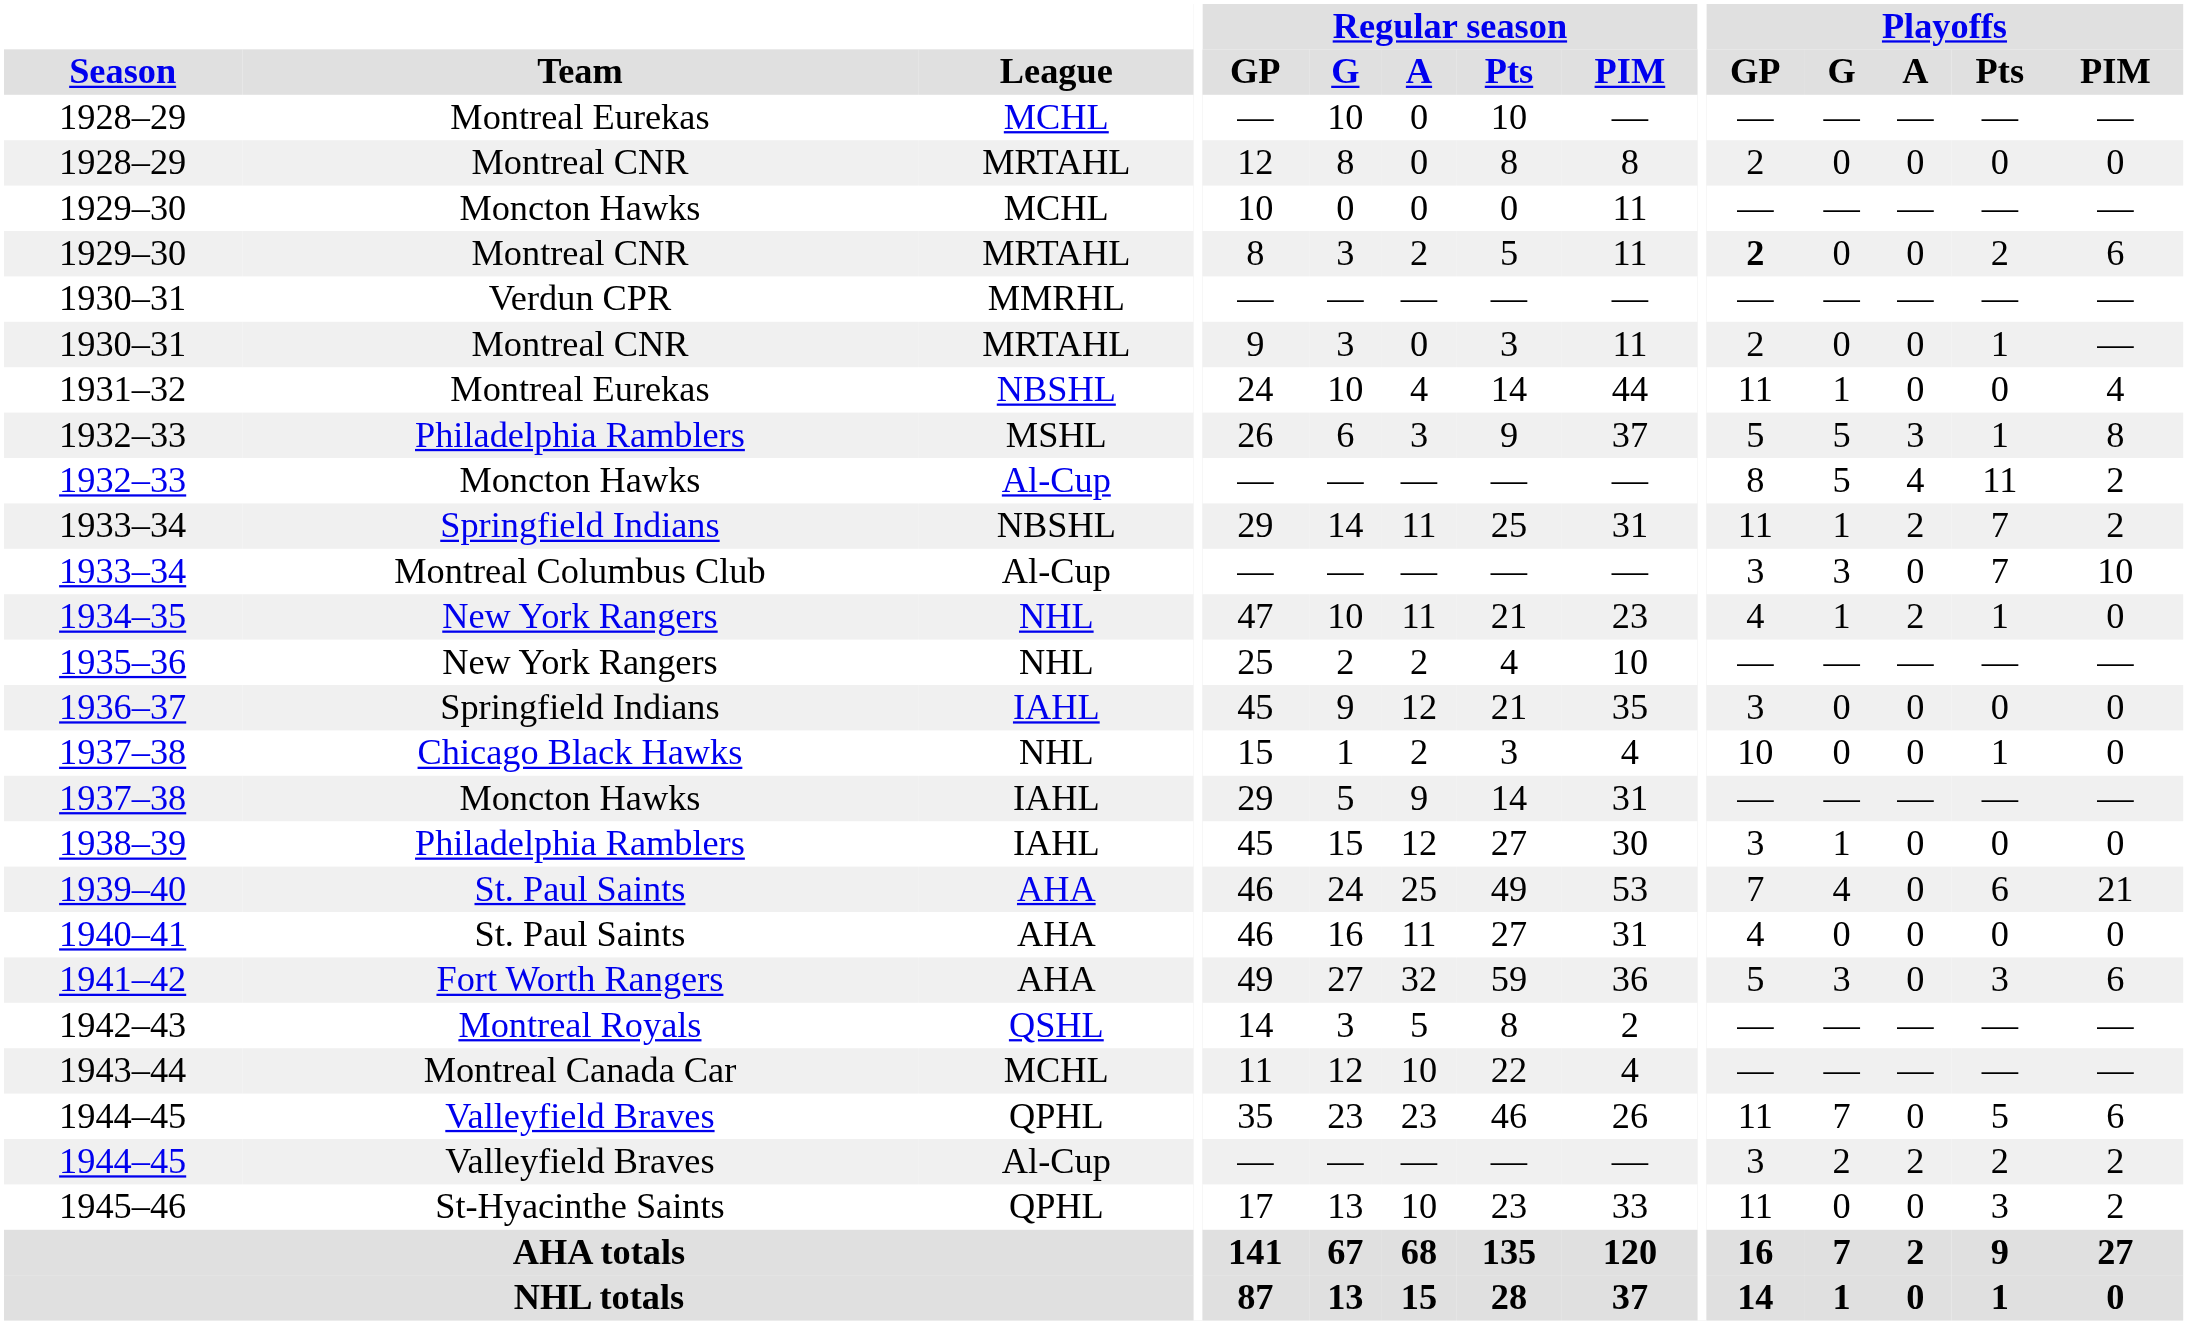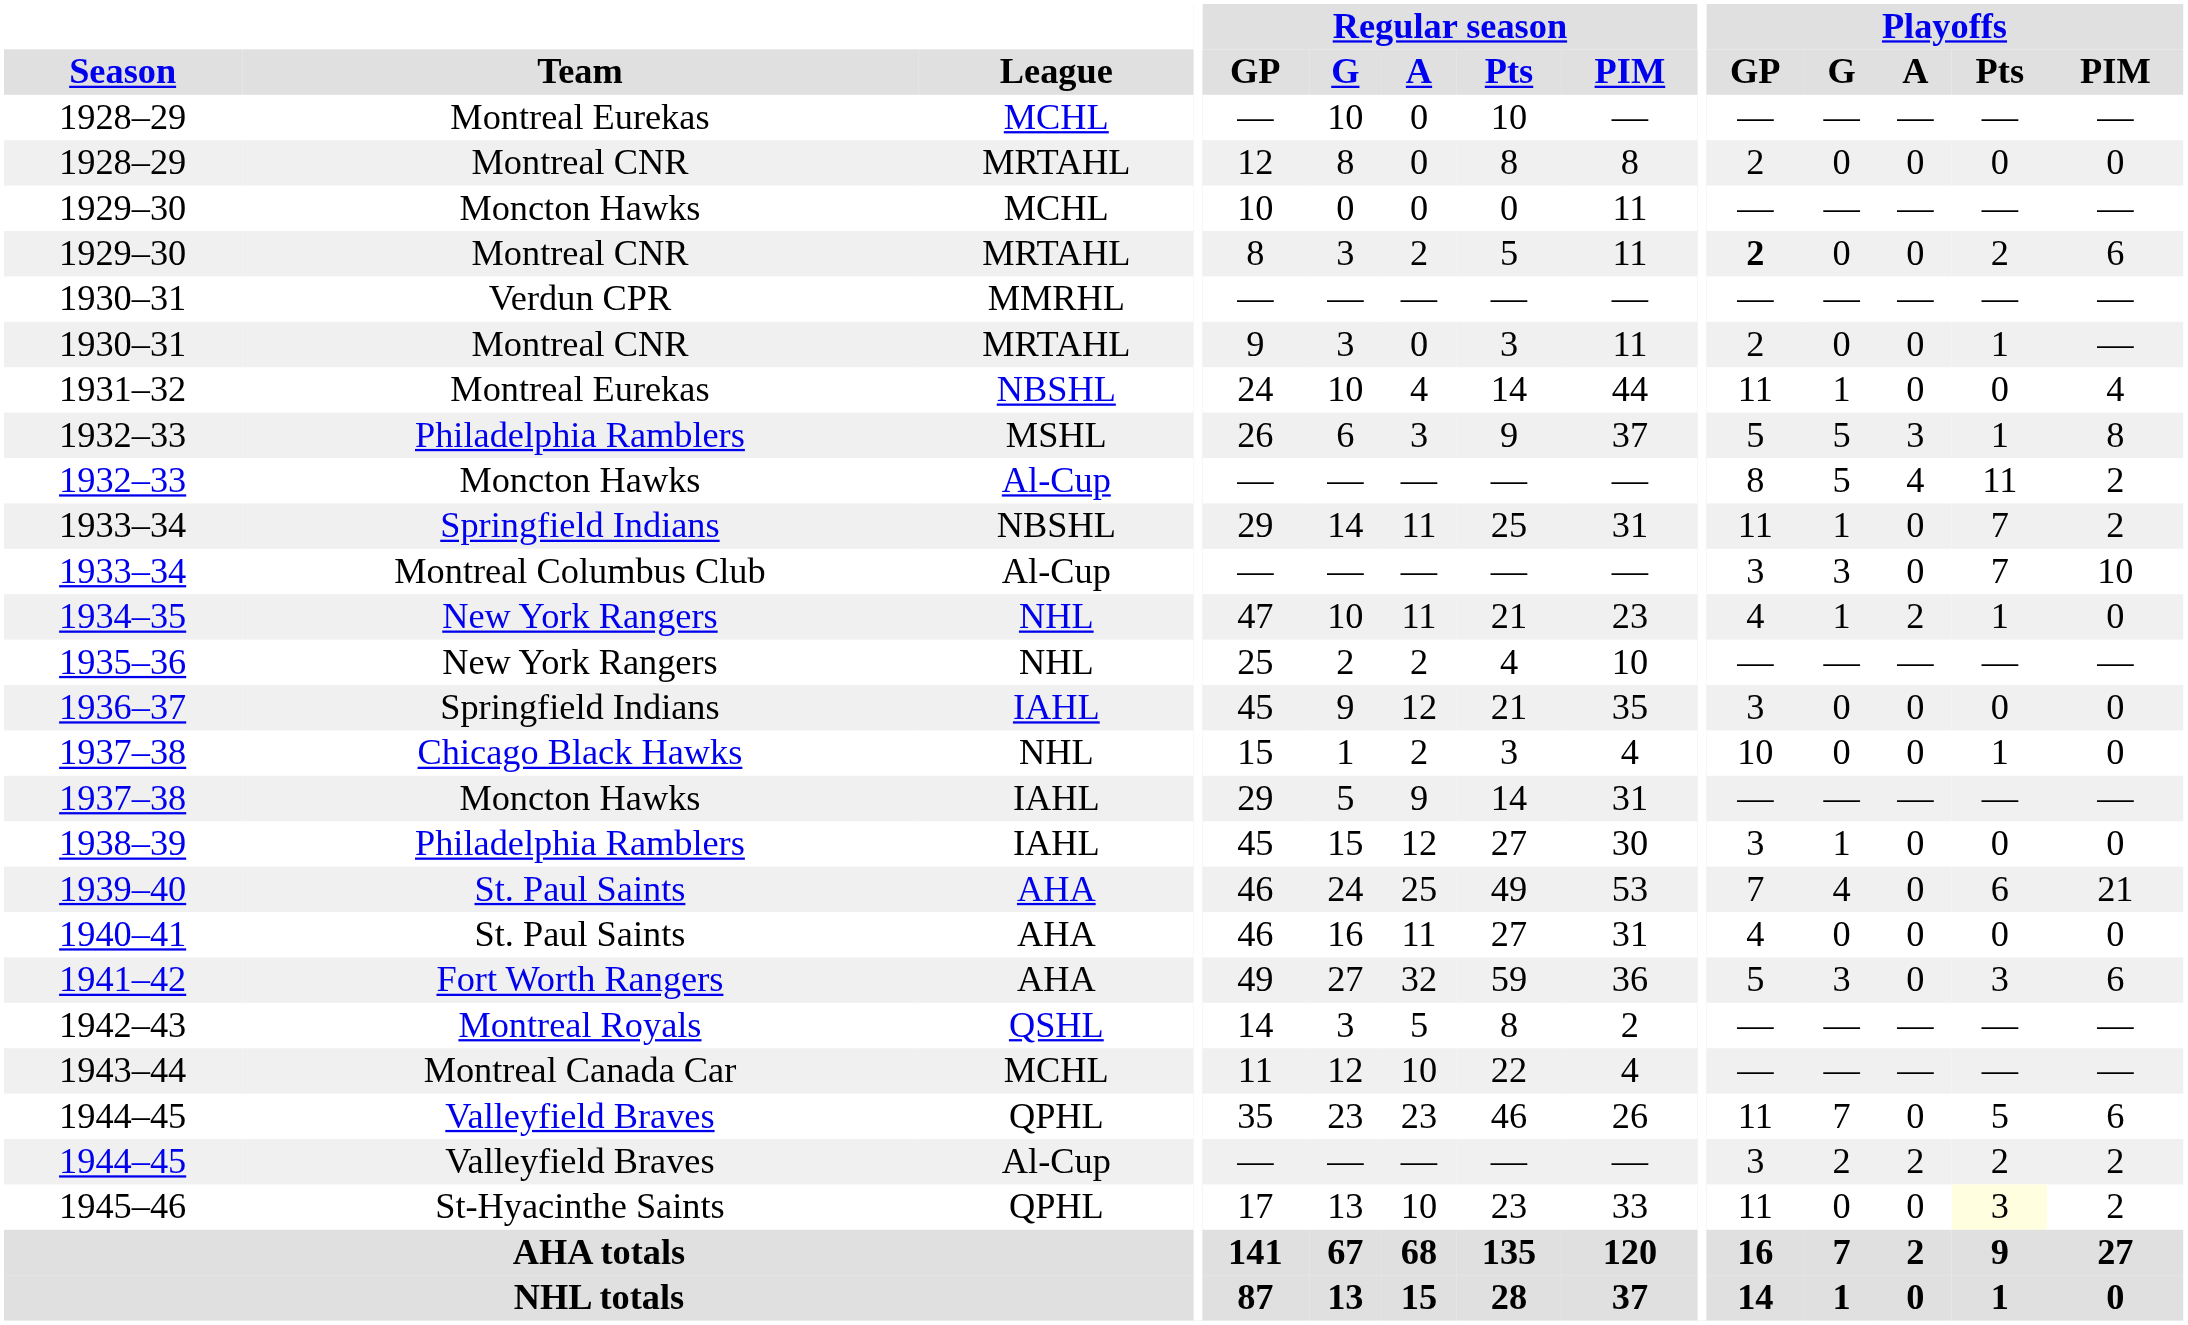(1915, 525) 2 -> (1915, 525) 0
(2000, 1206) no background -> (2000, 1206) lightyellow background
